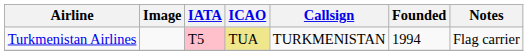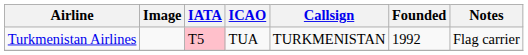(243, 38) khaki background -> (243, 38) no background
(406, 38) 1994 -> (406, 38) 1992
